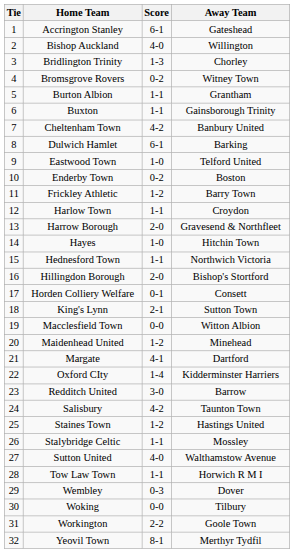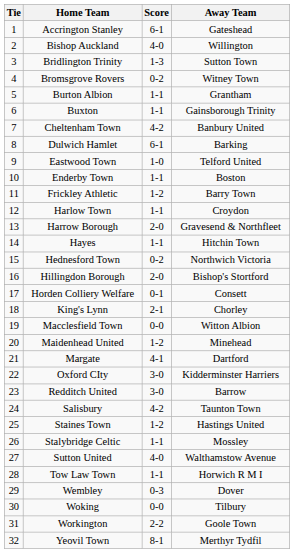(231, 62) Chorley -> (231, 62) Sutton Town
(157, 177) 0-2 -> (157, 177) 1-1
(157, 243) 1-0 -> (157, 243) 1-1
(157, 260) 1-1 -> (157, 260) 0-2
(231, 309) Sutton Town -> (231, 309) Chorley
(157, 375) 1-4 -> (157, 375) 3-0
